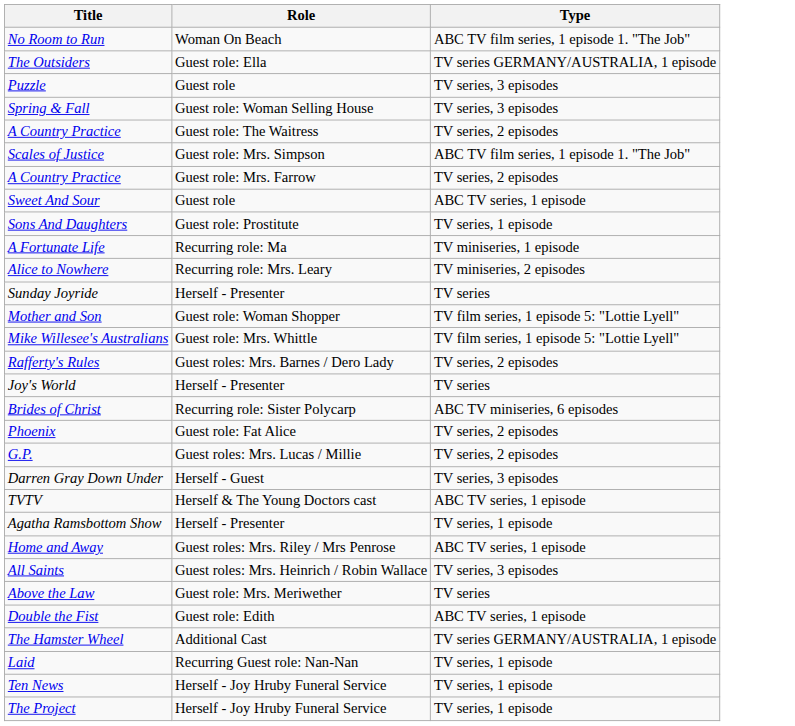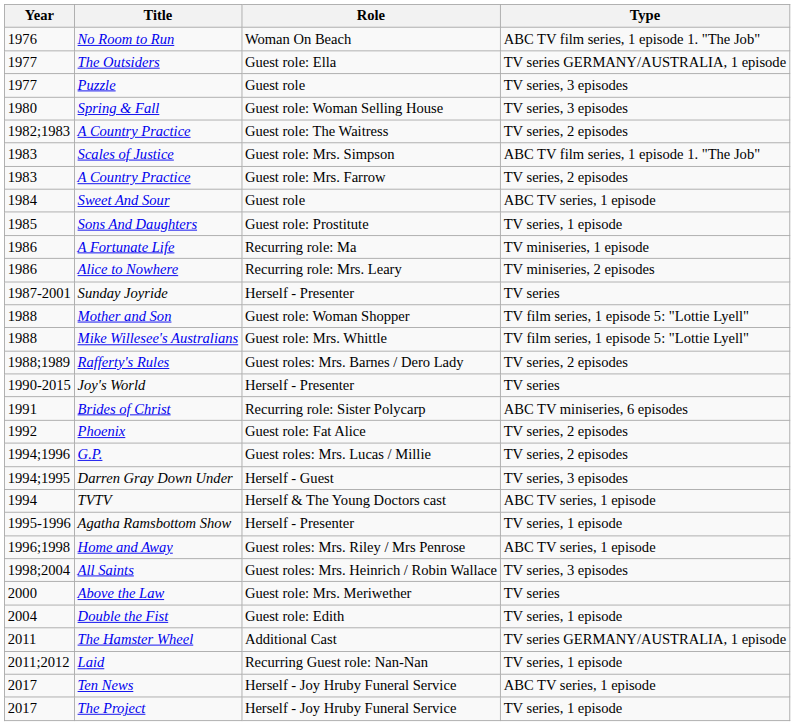+ column: (39, 16)
(510, 616) ABC TV series, 1 episode -> (563, 616) TV series, 1 episode
(493, 685) TV series, 1 episode -> (580, 685) ABC TV series, 1 episode
